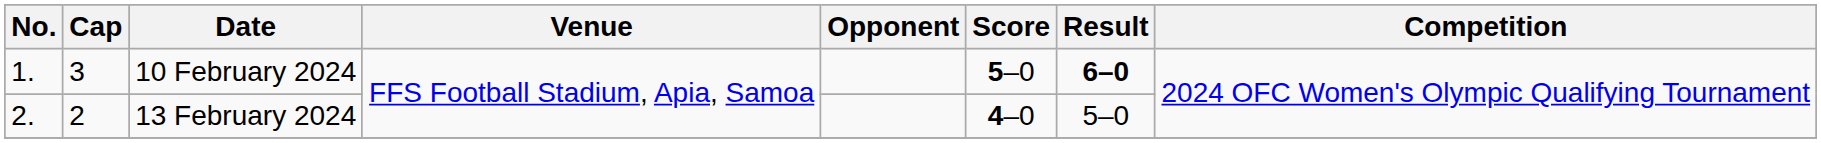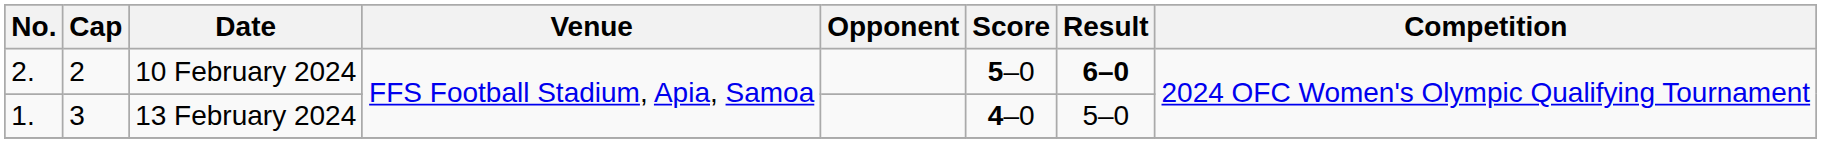(23, 71) 1. -> (23, 71) 2.
(77, 71) 3 -> (77, 71) 2
(23, 115) 2. -> (23, 115) 1.
(77, 115) 2 -> (77, 115) 3
